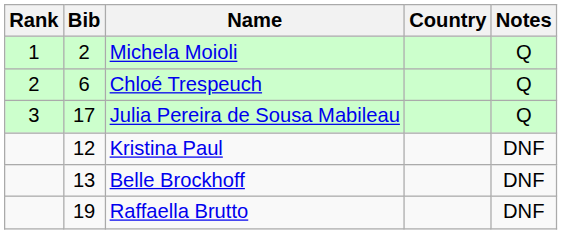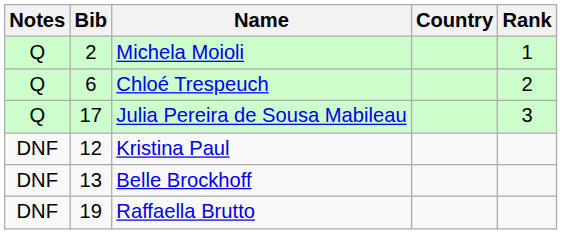columns swapped: (34, 20) <-> (524, 20)
